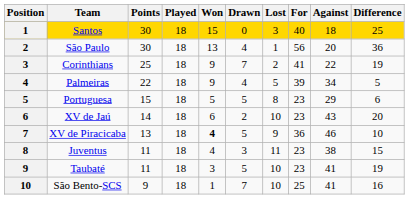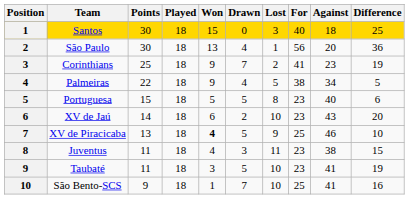(331, 64) 22 -> (331, 64) 23
(299, 82) 39 -> (299, 82) 38
(331, 99) 29 -> (331, 99) 40
(299, 133) 36 -> (299, 133) 25
